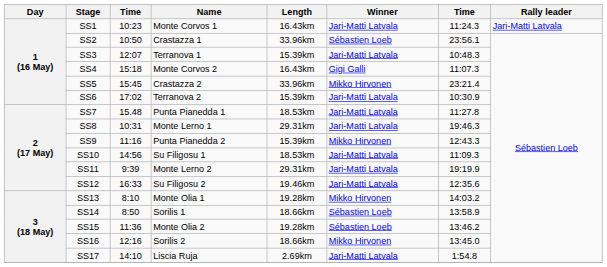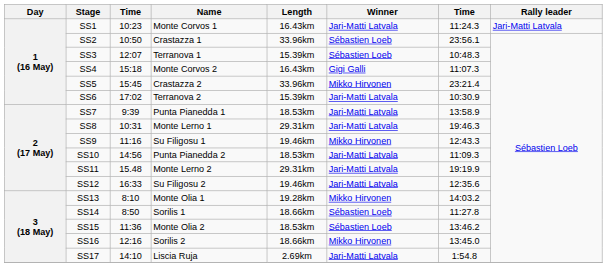(363, 55) Jari-Matti Latvala -> (360, 55) Sébastien Loeb
(131, 112) 15.48 -> (131, 112) 9:39
(464, 112) 11:27.8 -> (464, 112) 13:58.9
(189, 141) Punta Pianedda 2 -> (179, 141) Su Filigosu 1
(297, 141) 15.39km -> (297, 141) 19.46km
(179, 155) Su Filigosu 1 -> (189, 155) Punta Pianedda 2
(131, 170) 9:39 -> (131, 170) 15.48
(464, 213) 13:58.9 -> (464, 213) 11:27.8
(297, 227) 19.28km -> (297, 227) 18.53km
